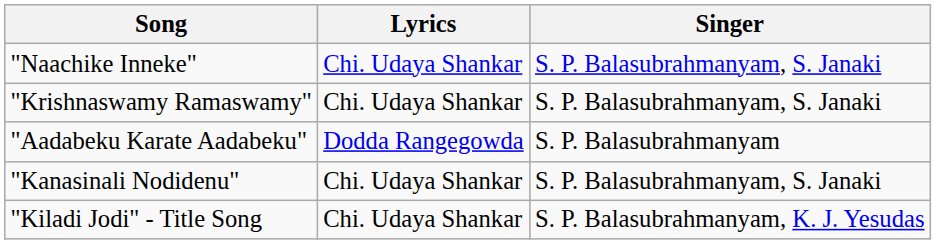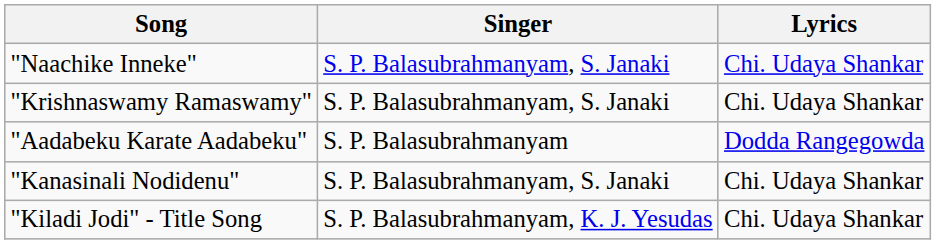columns swapped: (423, 24) <-> (730, 24)
